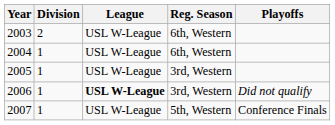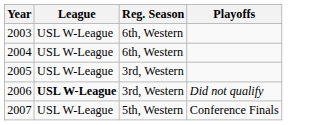- column: (58, 14)
